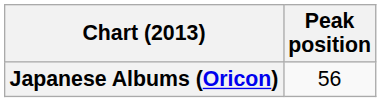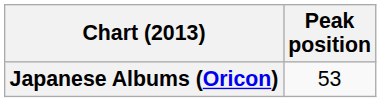(330, 79) 56 -> (330, 79) 53
